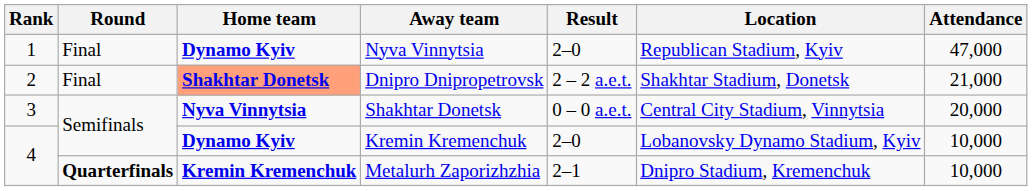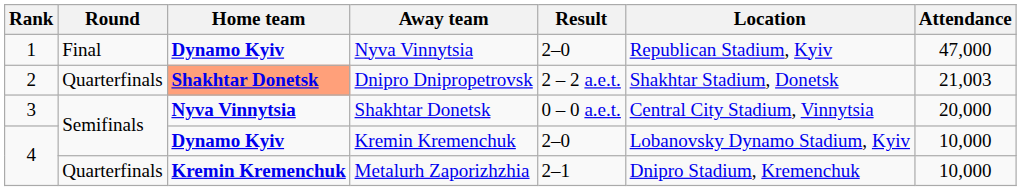(82, 79) Final -> (112, 79) Quarterfinals
(976, 79) 21,000 -> (965, 79) 21,003
(118, 170) bold -> (112, 170) normal
